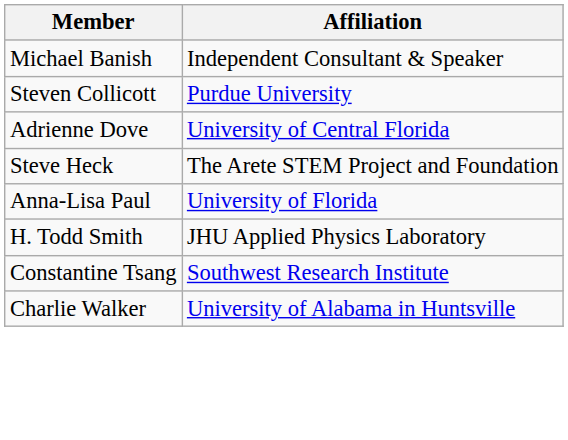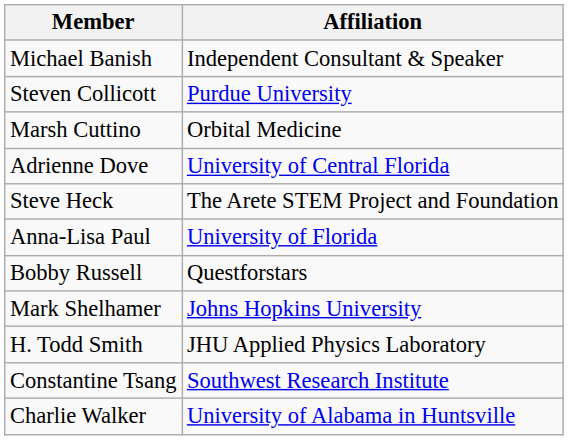+ row: (75, 129)
+ row: (76, 272)
+ row: (85, 308)
